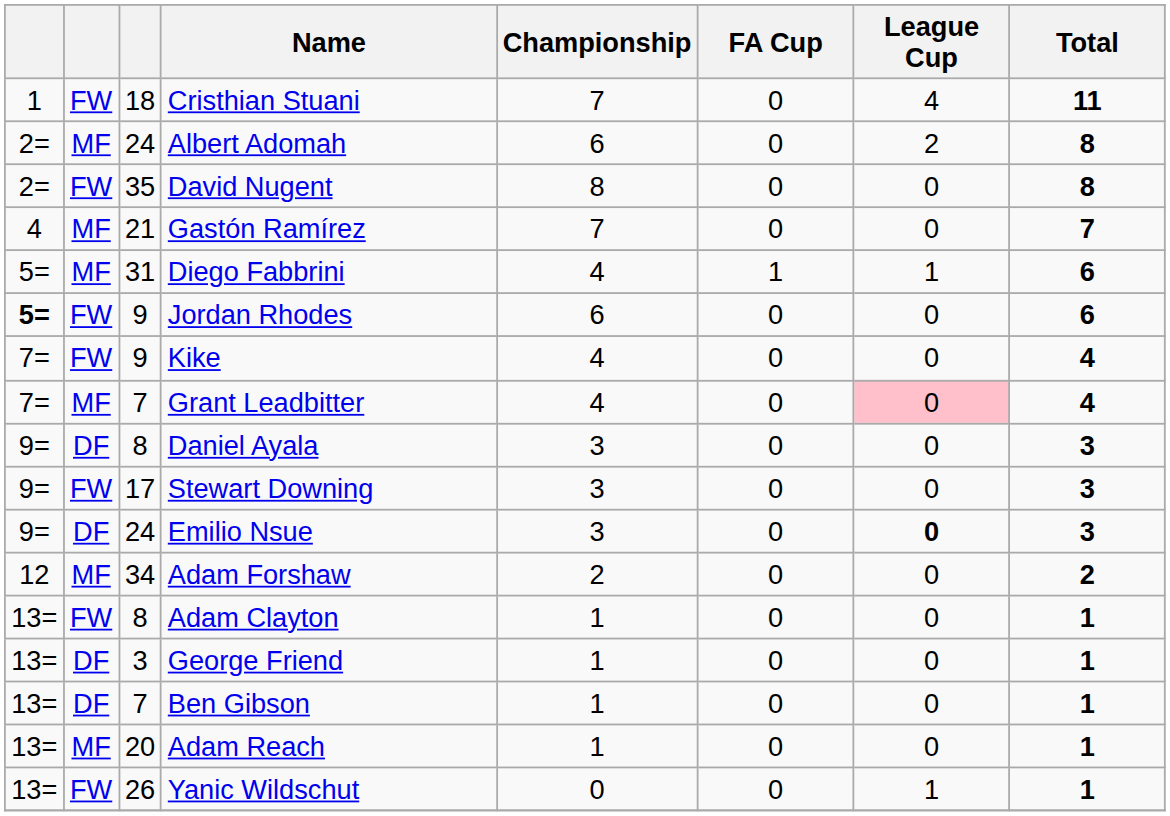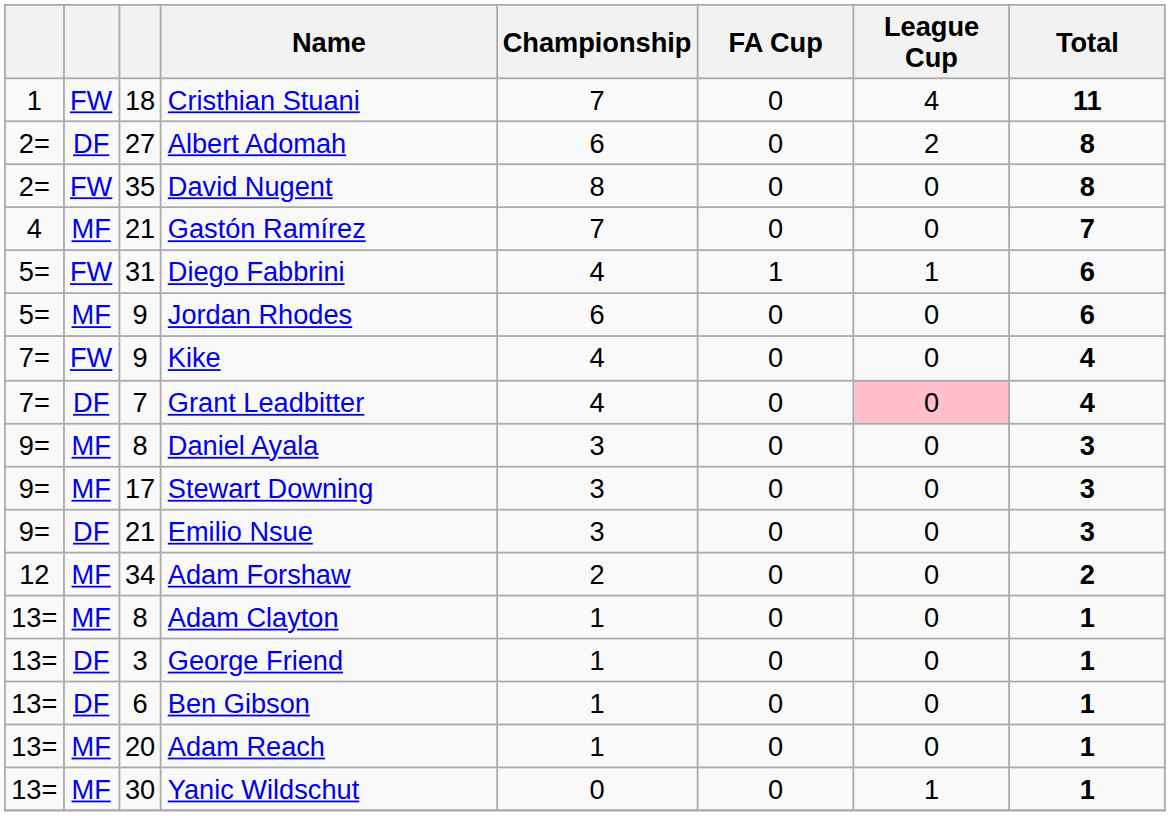(91, 143) MF -> (91, 143) DF
(140, 143) 24 -> (140, 143) 27
(91, 272) MF -> (91, 272) FW
(34, 315) bold -> (34, 315) normal
(91, 315) FW -> (91, 315) MF
(91, 402) MF -> (91, 402) DF
(91, 445) DF -> (91, 445) MF
(91, 488) FW -> (91, 488) MF
(140, 531) 24 -> (140, 531) 21
(932, 531) bold -> (932, 531) normal
(91, 617) FW -> (91, 617) MF
(140, 703) 7 -> (140, 703) 6
(91, 789) FW -> (91, 789) MF
(140, 789) 26 -> (140, 789) 30
